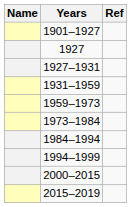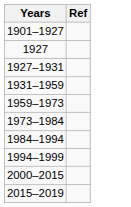- column: (22, 13)
